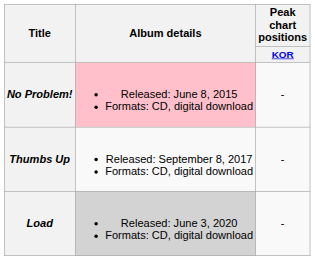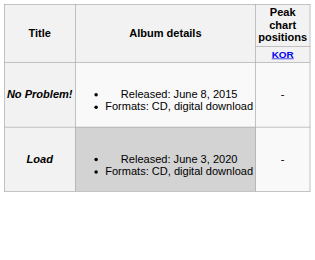(165, 101) pink background -> (165, 101) no background
- row: (40, 159)
